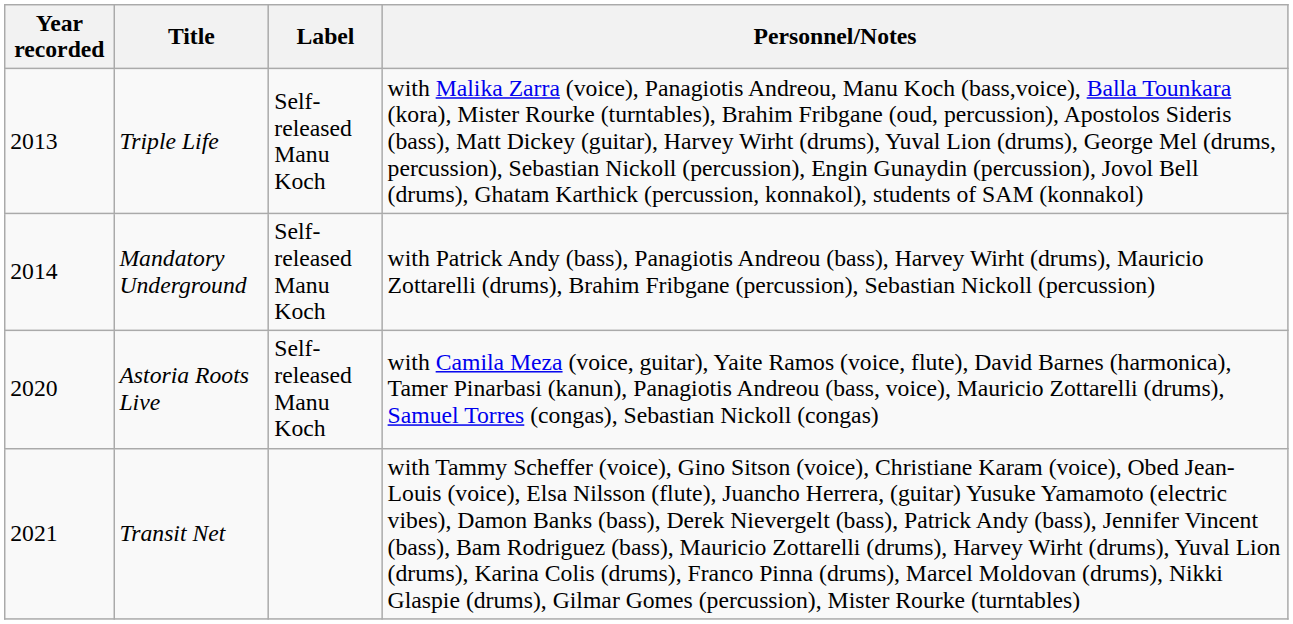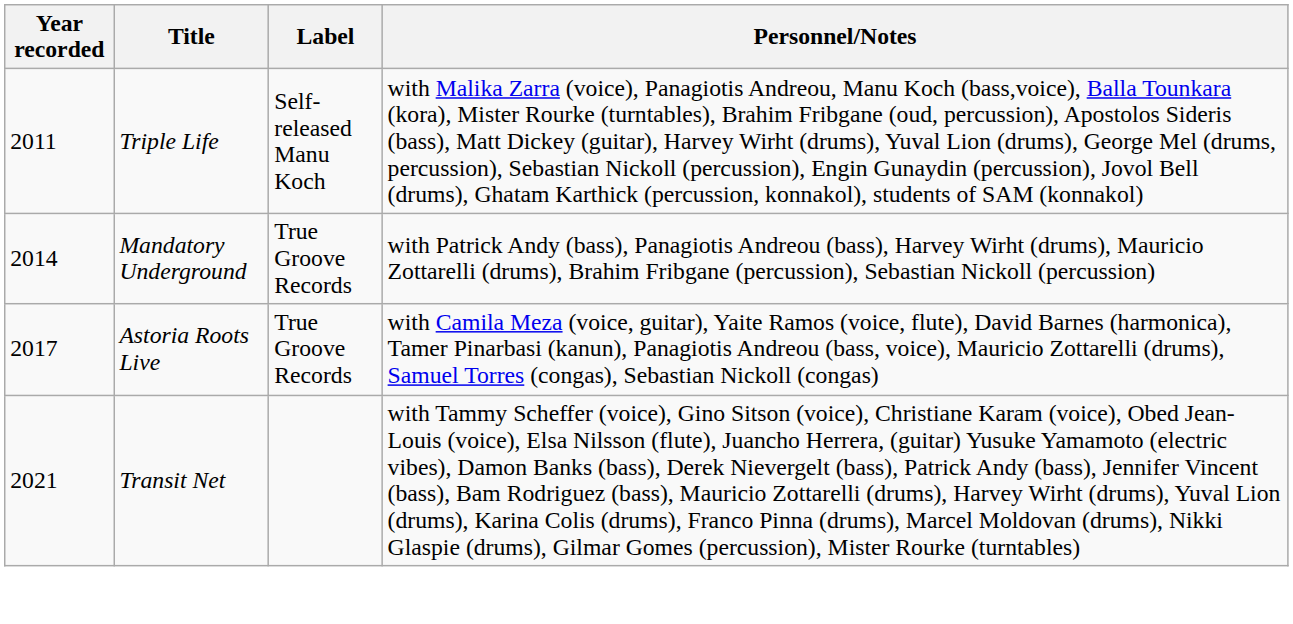(34, 140) 2013 -> (33, 140) 2011
(313, 271) Self-released Manu Koch -> (313, 258) True Groove Records
(34, 389) 2020 -> (34, 349) 2017
(313, 389) Self-released Manu Koch -> (313, 349) True Groove Records
